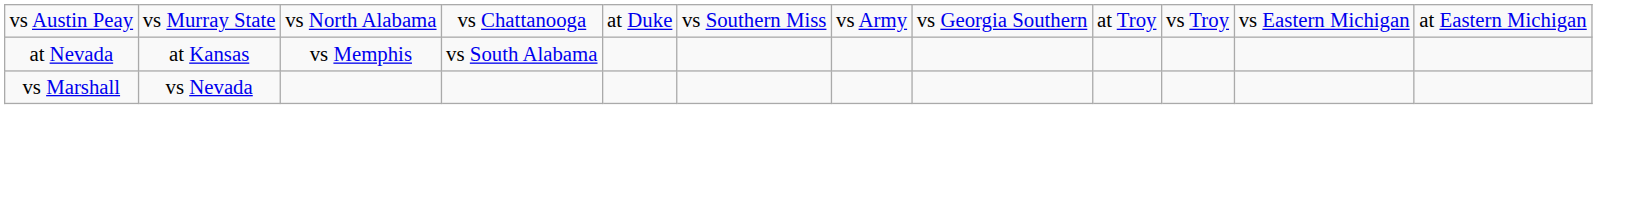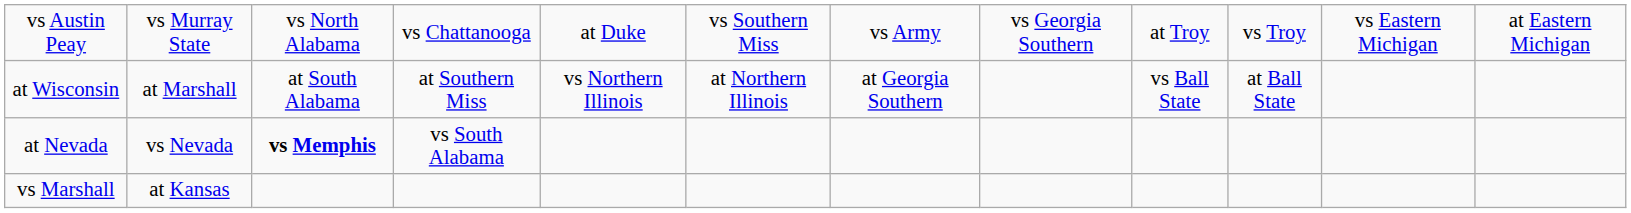+ row: (66, 89)
(209, 53) at Kansas -> (189, 145) vs Nevada
(361, 53) normal -> (322, 145) bold
(209, 86) vs Nevada -> (190, 190) at Kansas
